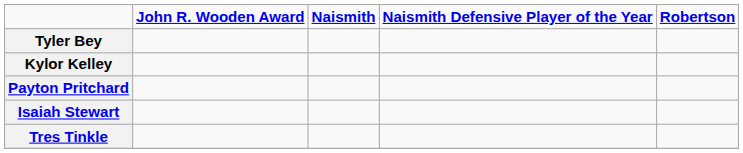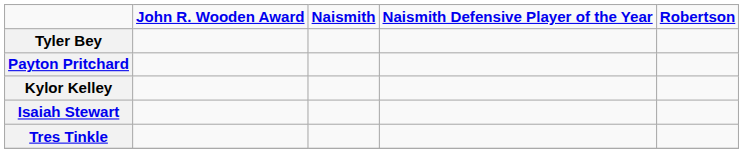rows swapped: (69, 65) <-> (69, 89)
